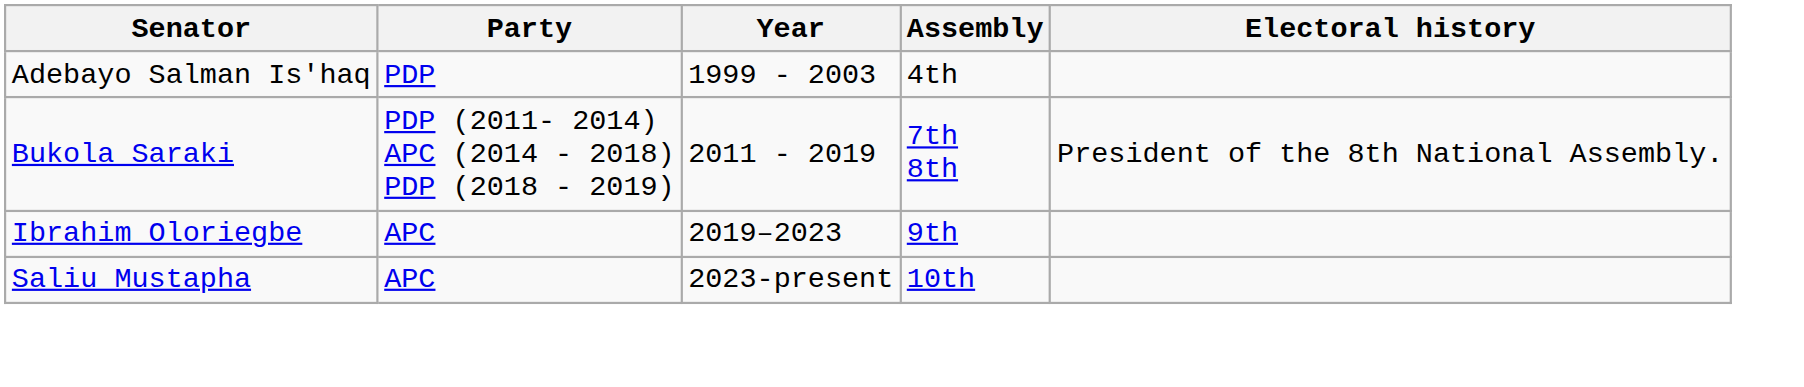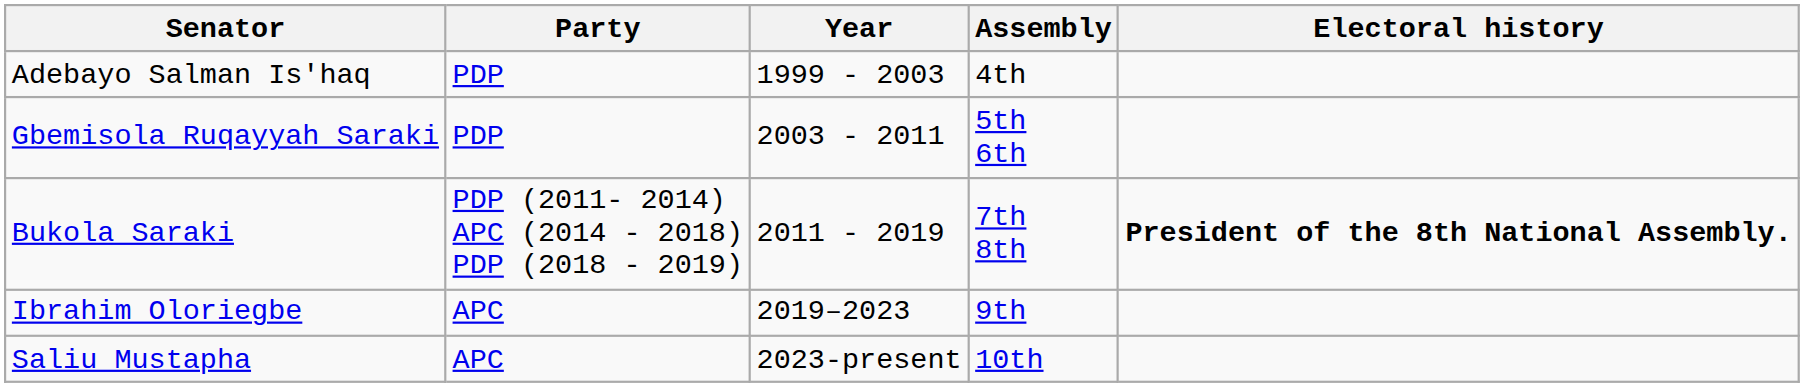+ row: (225, 138)
(1390, 154) normal -> (1459, 233) bold
